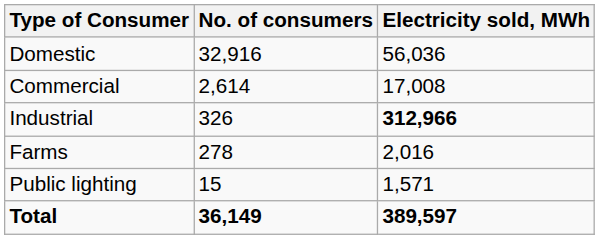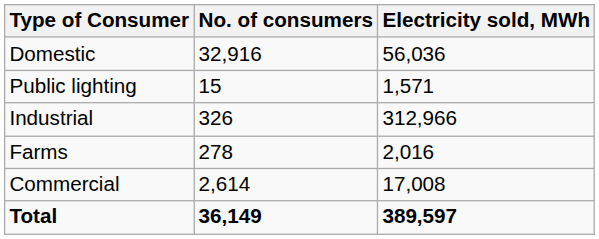rows swapped: (64, 86) <-> (73, 184)
(420, 119) bold -> (420, 119) normal
